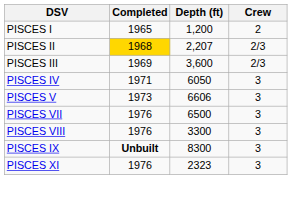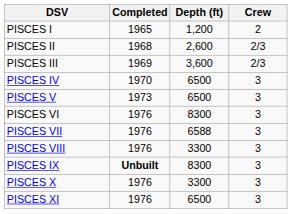(140, 47) gold background -> (140, 47) no background
(199, 47) 2,207 -> (199, 47) 2,600
(140, 81) 1971 -> (140, 81) 1970
(199, 81) 6050 -> (199, 81) 6500
(199, 98) 6606 -> (199, 98) 6500
+ row: (33, 115)
(199, 115) 6500 -> (199, 132) 6588
+ row: (32, 183)
(199, 166) 2323 -> (199, 200) 6500
